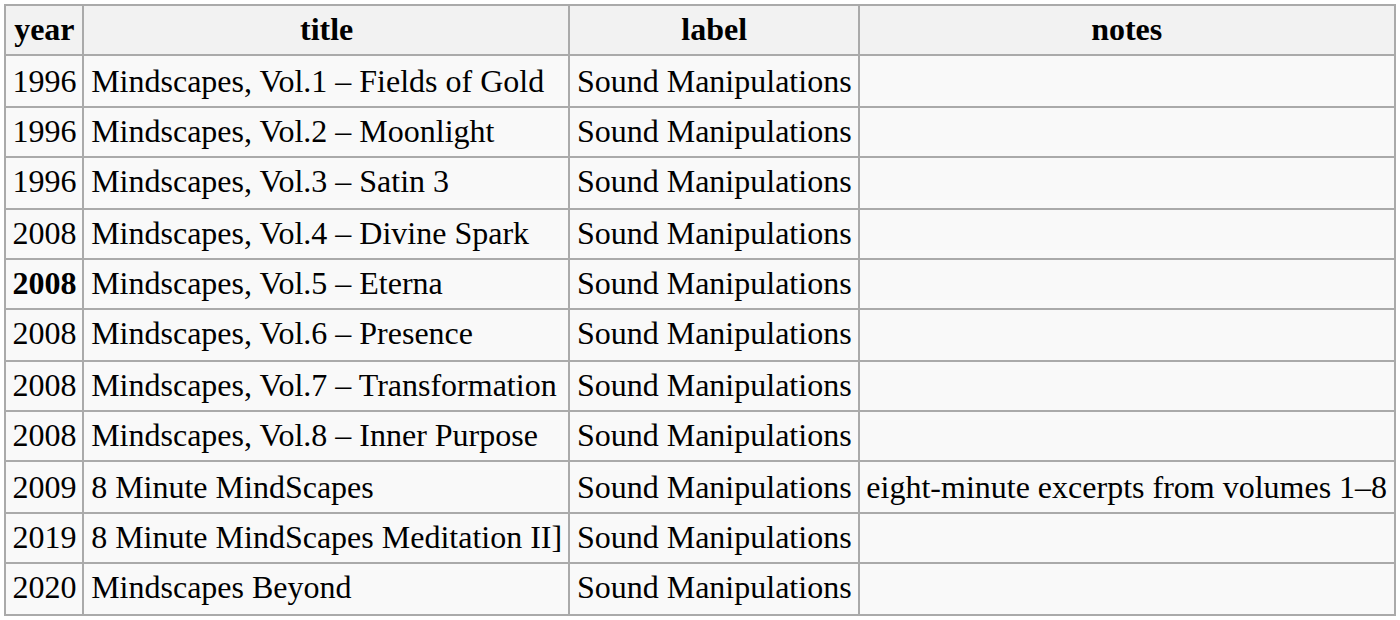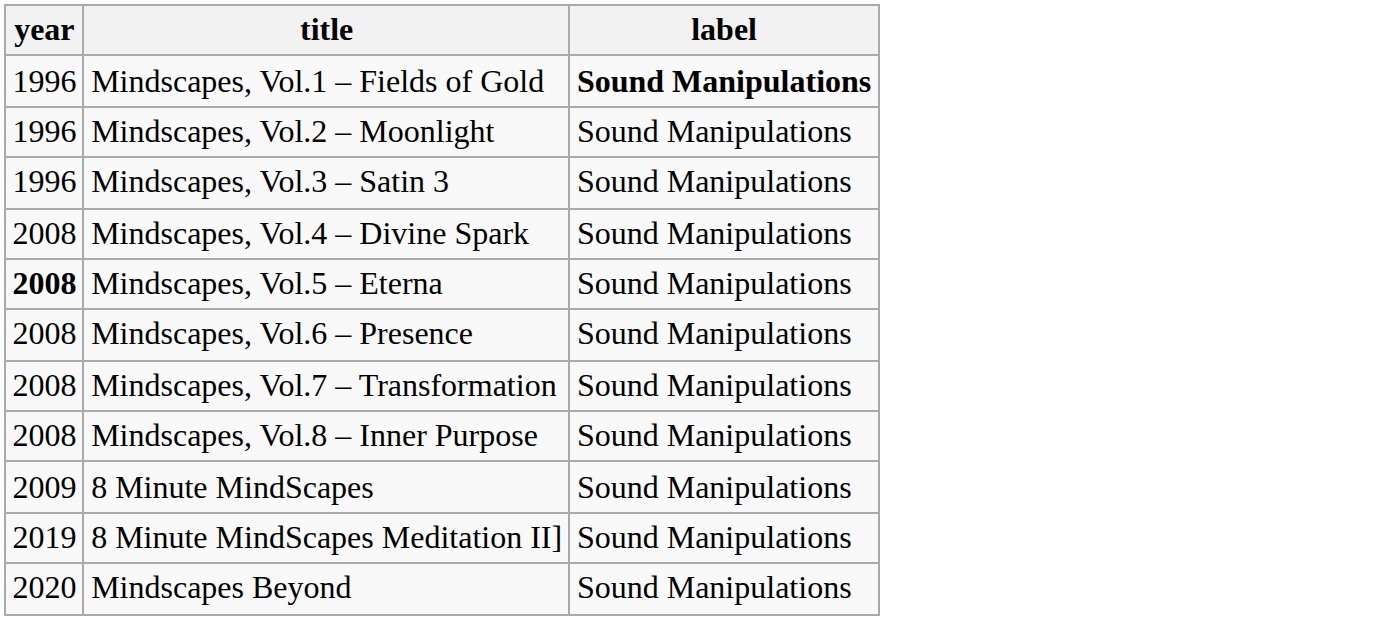- column: (1127, 29)
(714, 80) normal -> (724, 80) bold
